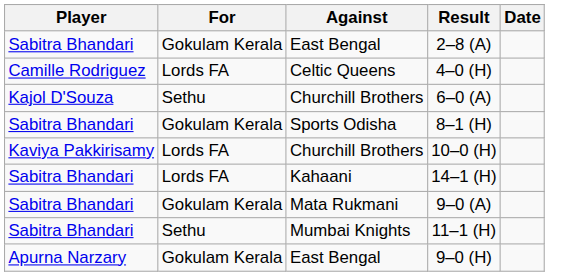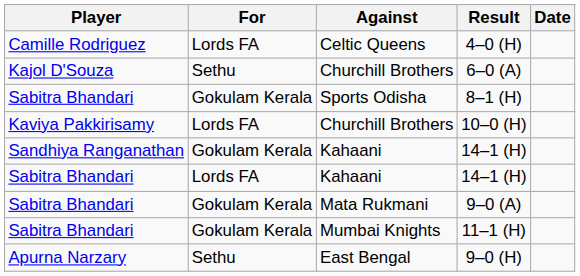- row: (71, 44)
+ row: (96, 151)
(184, 230) Sethu -> (252, 230) Gokulam Kerala
(222, 257) Gokulam Kerala -> (214, 257) Sethu
